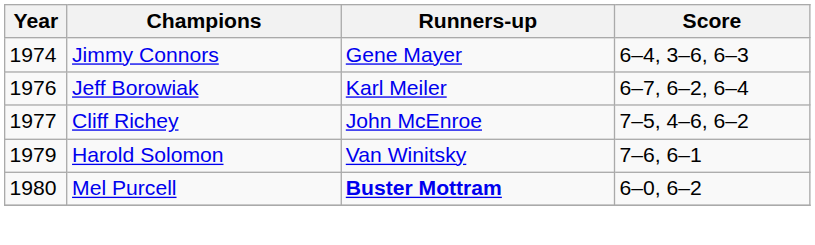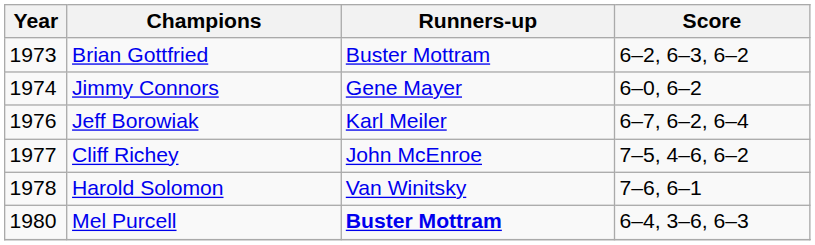+ row: (140, 54)
(684, 54) 6–4, 3–6, 6–3 -> (661, 88) 6–0, 6–2
(33, 155) 1979 -> (33, 188) 1978
(661, 188) 6–0, 6–2 -> (684, 222) 6–4, 3–6, 6–3
